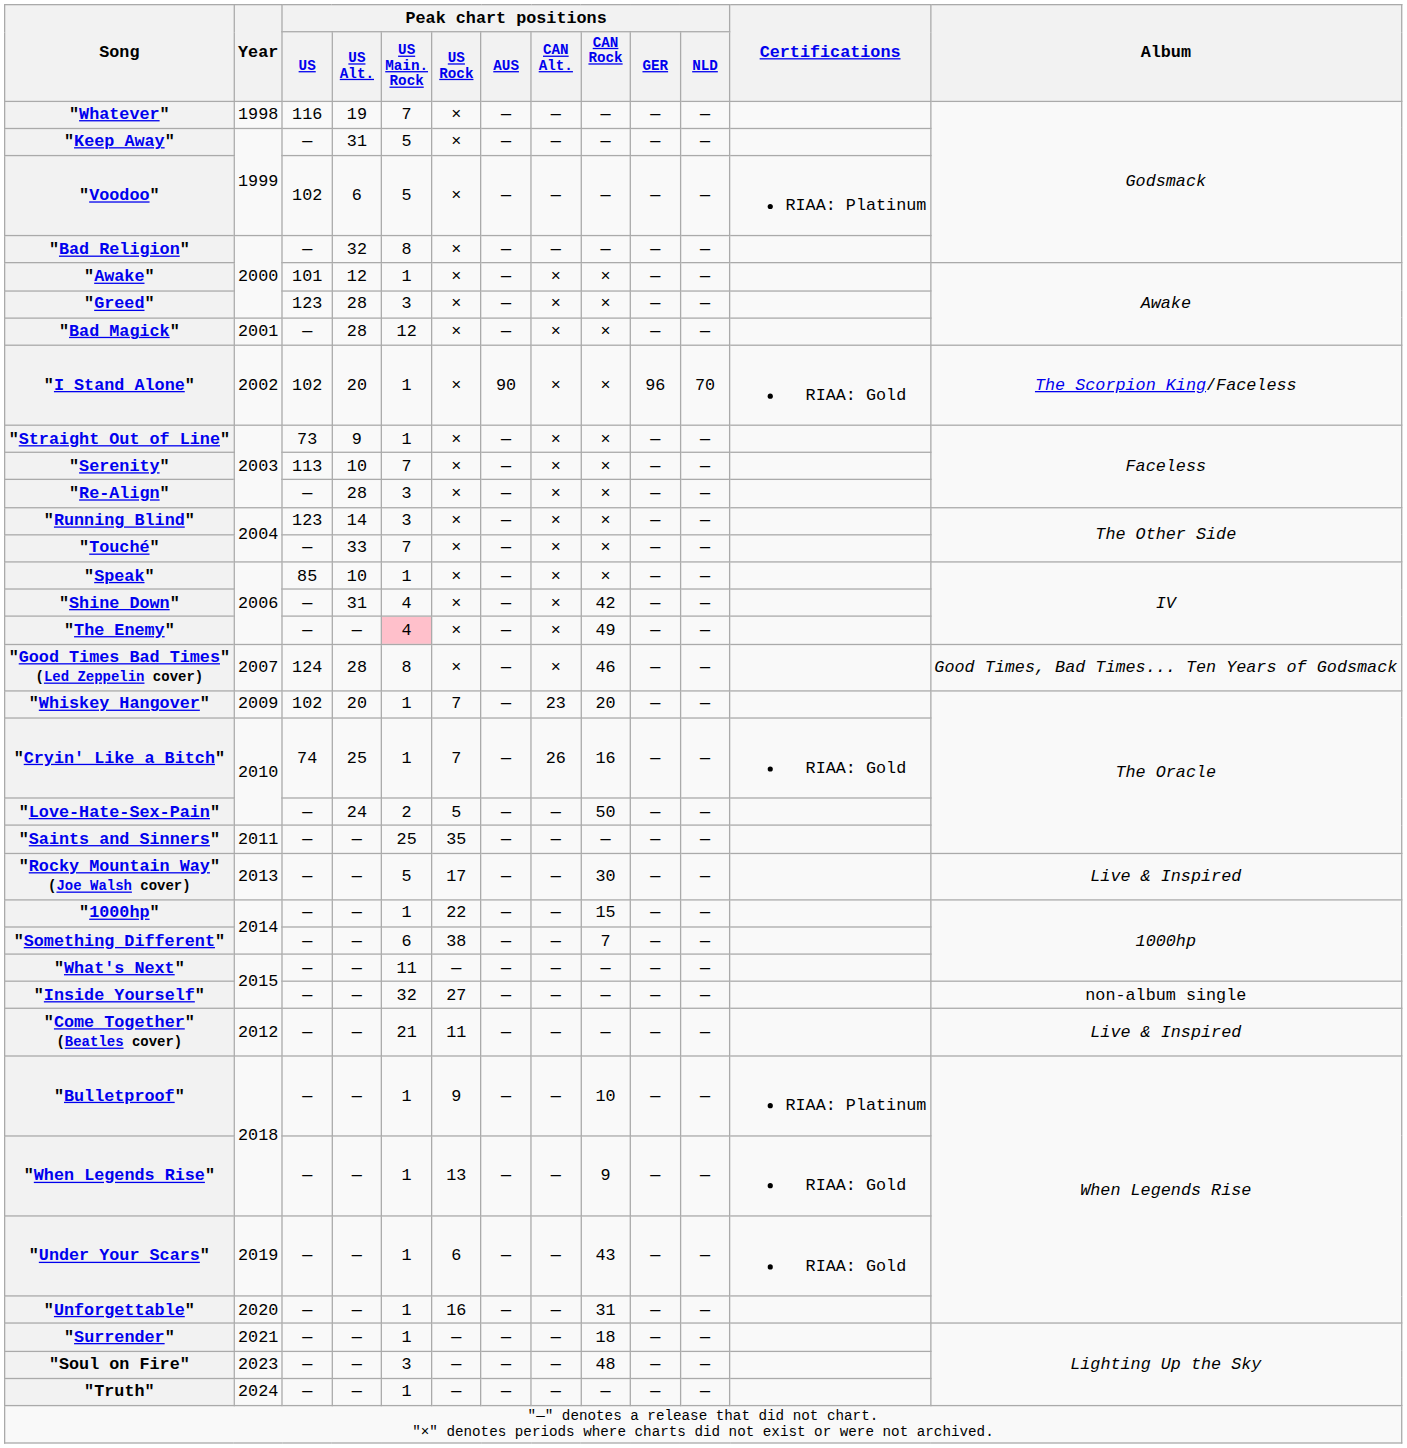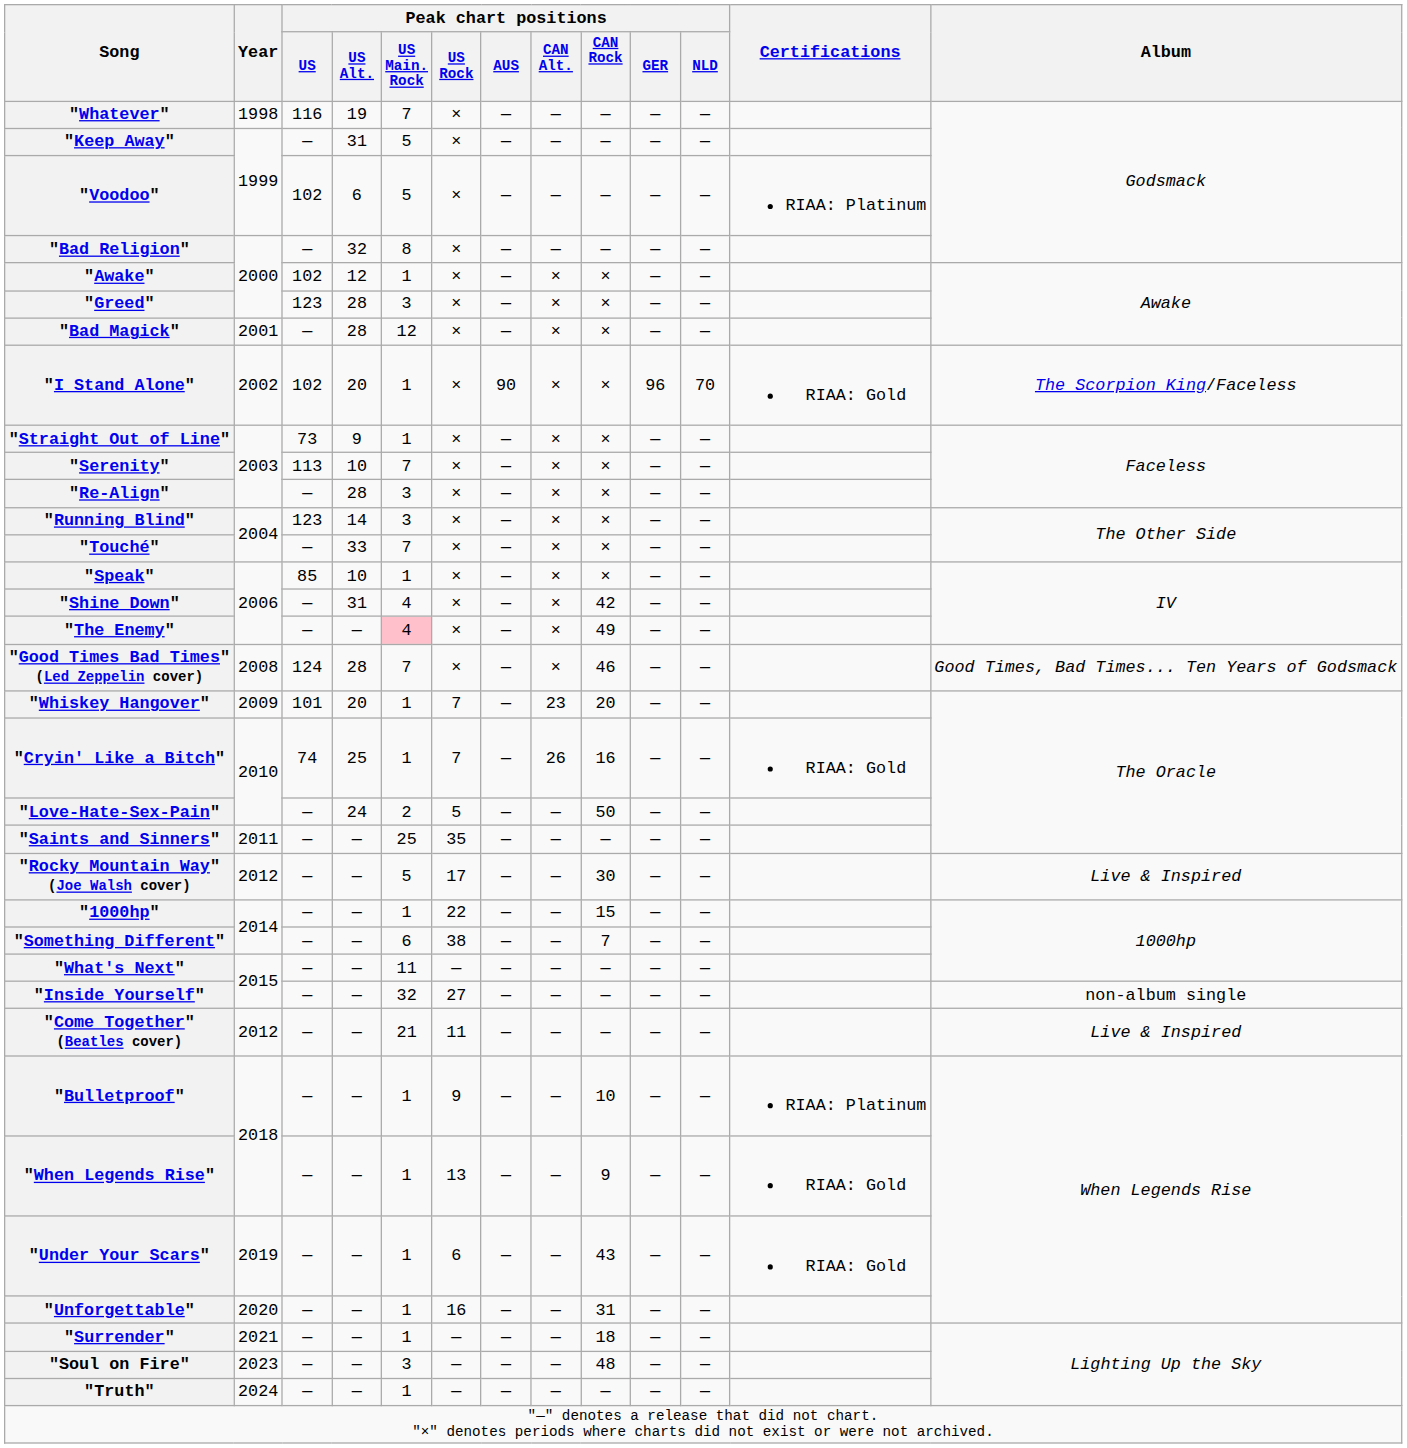(307, 277) 101 -> (307, 277) 102
(258, 667) 2007 -> (258, 667) 2008
(407, 667) 8 -> (407, 667) 7
(307, 704) 102 -> (307, 704) 101
(258, 876) 2013 -> (258, 876) 2012
